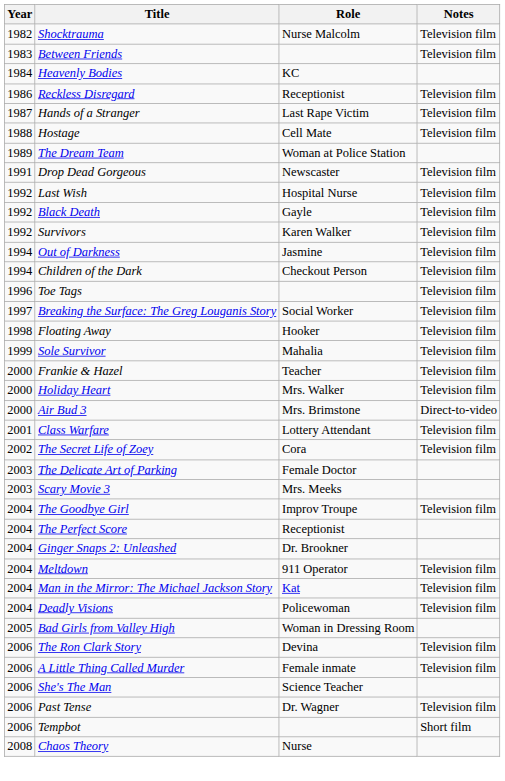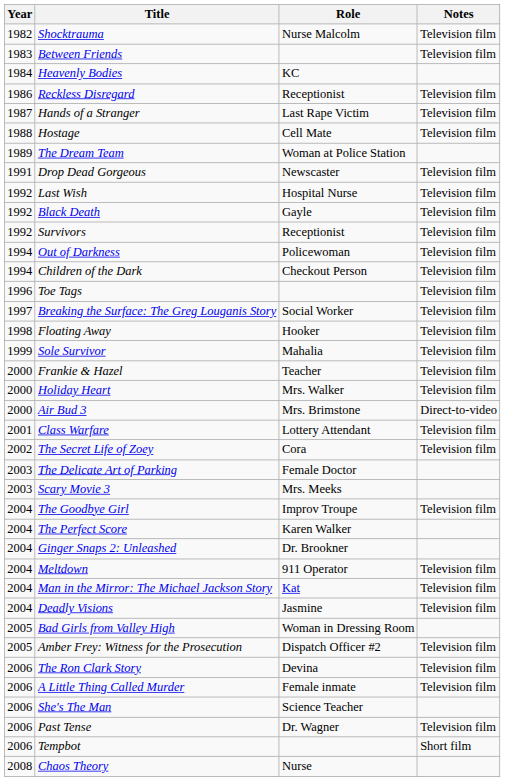(317, 232) Karen Walker -> (313, 232) Receptionist
(302, 251) Jasmine -> (316, 251) Policewoman
(313, 529) Receptionist -> (317, 529) Karen Walker
(316, 608) Policewoman -> (302, 608) Jasmine
+ row: (140, 647)
